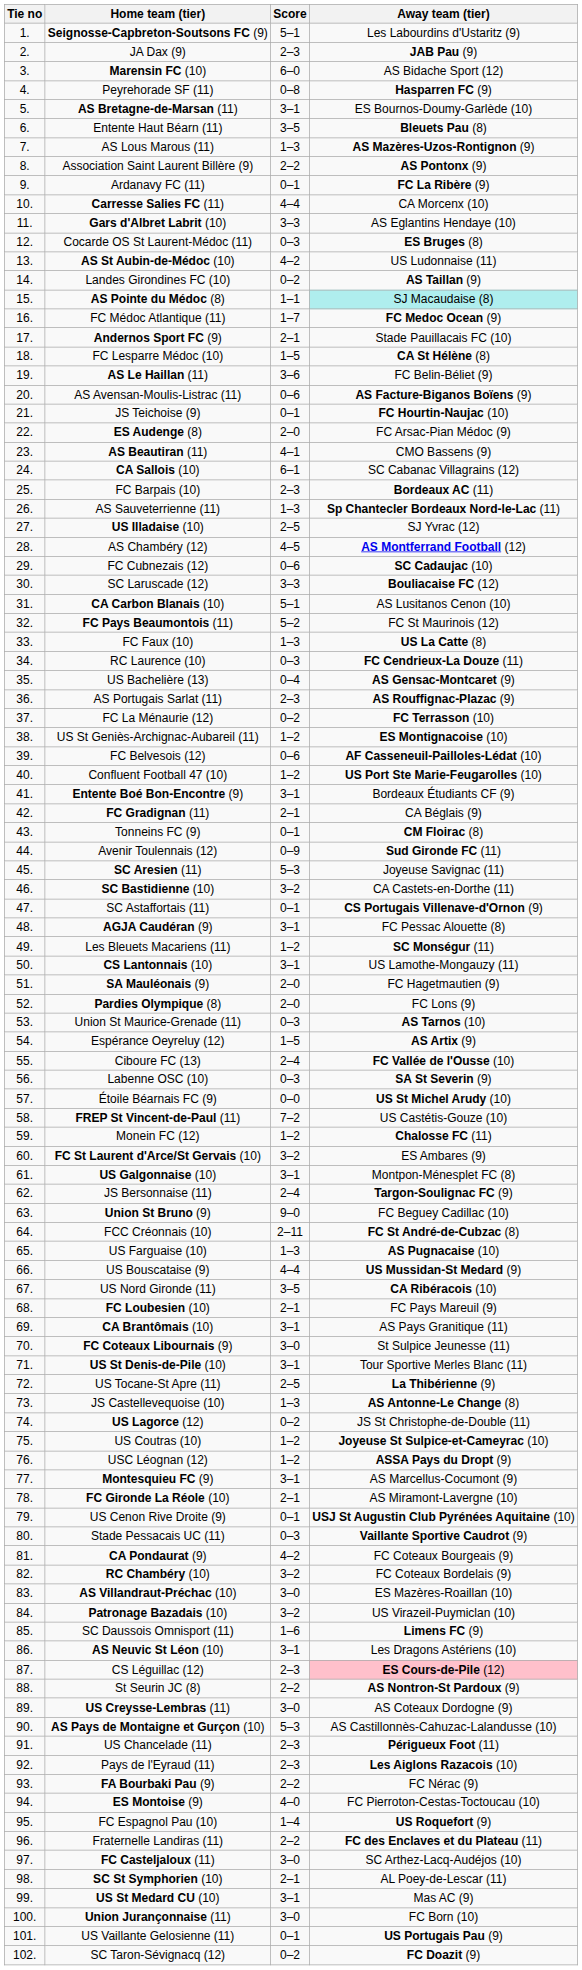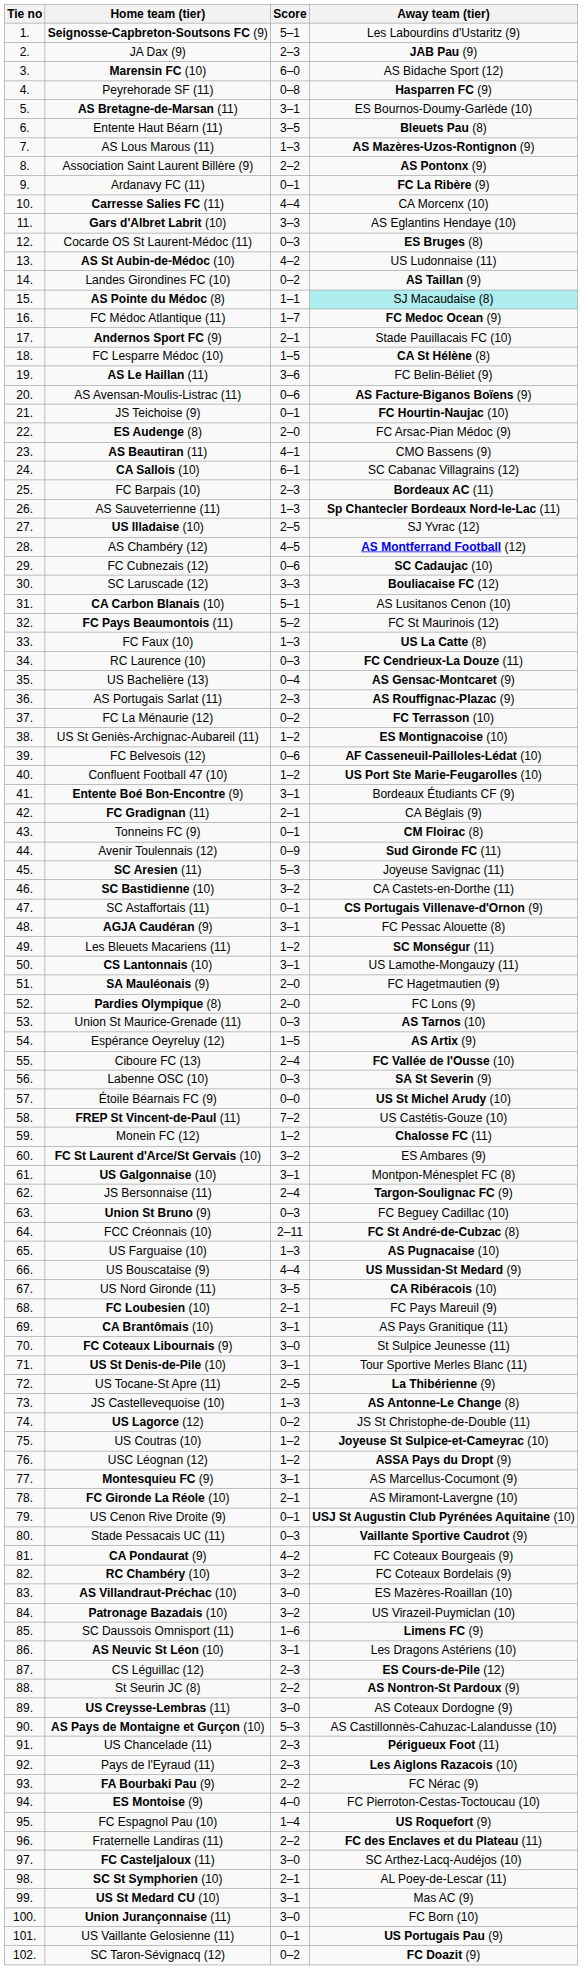(290, 1212) 9–0 -> (290, 1212) 0–3
(443, 1669) pink background -> (443, 1669) no background
